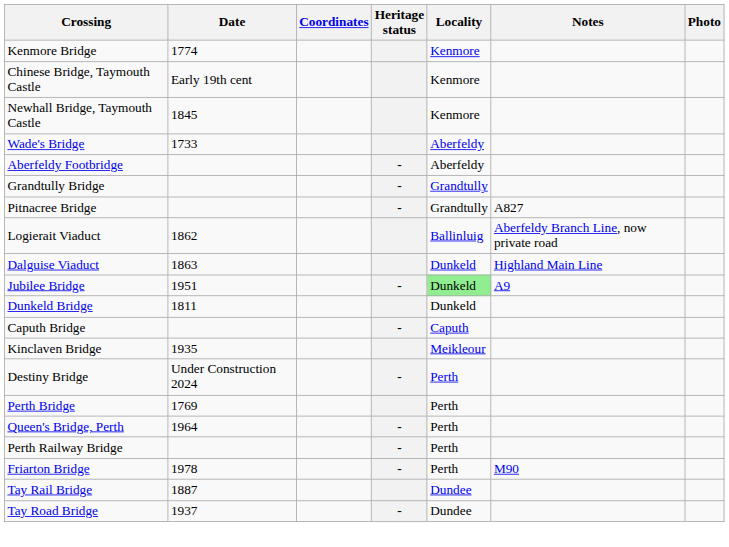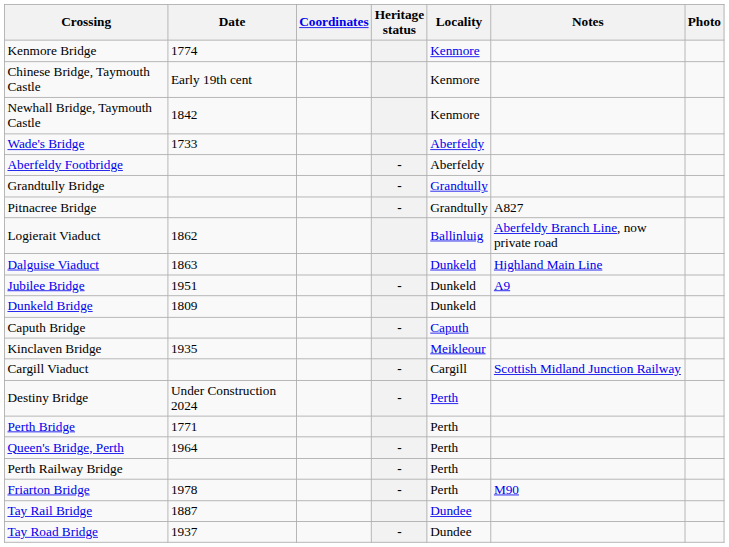(184, 115) 1845 -> (184, 115) 1842
(453, 285) lightgreen background -> (453, 285) no background
(184, 306) 1811 -> (184, 306) 1809
+ row: (48, 369)
(184, 405) 1769 -> (184, 426) 1771
